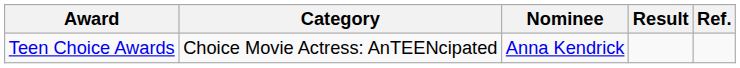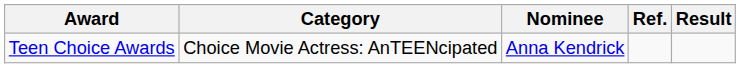columns swapped: (661, 18) <-> (714, 18)
